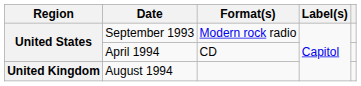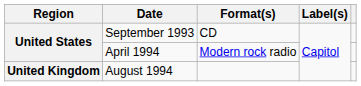(248, 33) Modern rock radio -> (208, 33) CD
(208, 52) CD -> (248, 52) Modern rock radio
